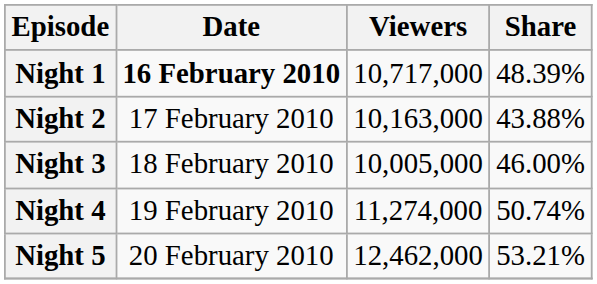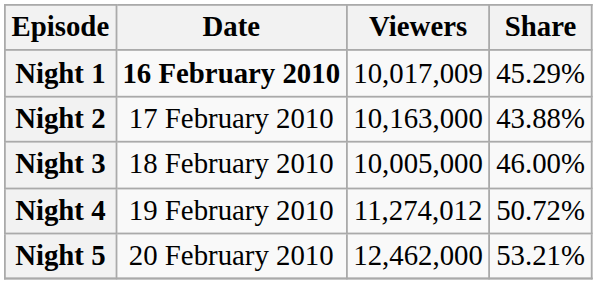(418, 73) 10,717,000 -> (418, 73) 10,017,009
(541, 73) 48.39% -> (541, 73) 45.29%
(418, 210) 11,274,000 -> (418, 210) 11,274,012
(541, 210) 50.74% -> (541, 210) 50.72%
